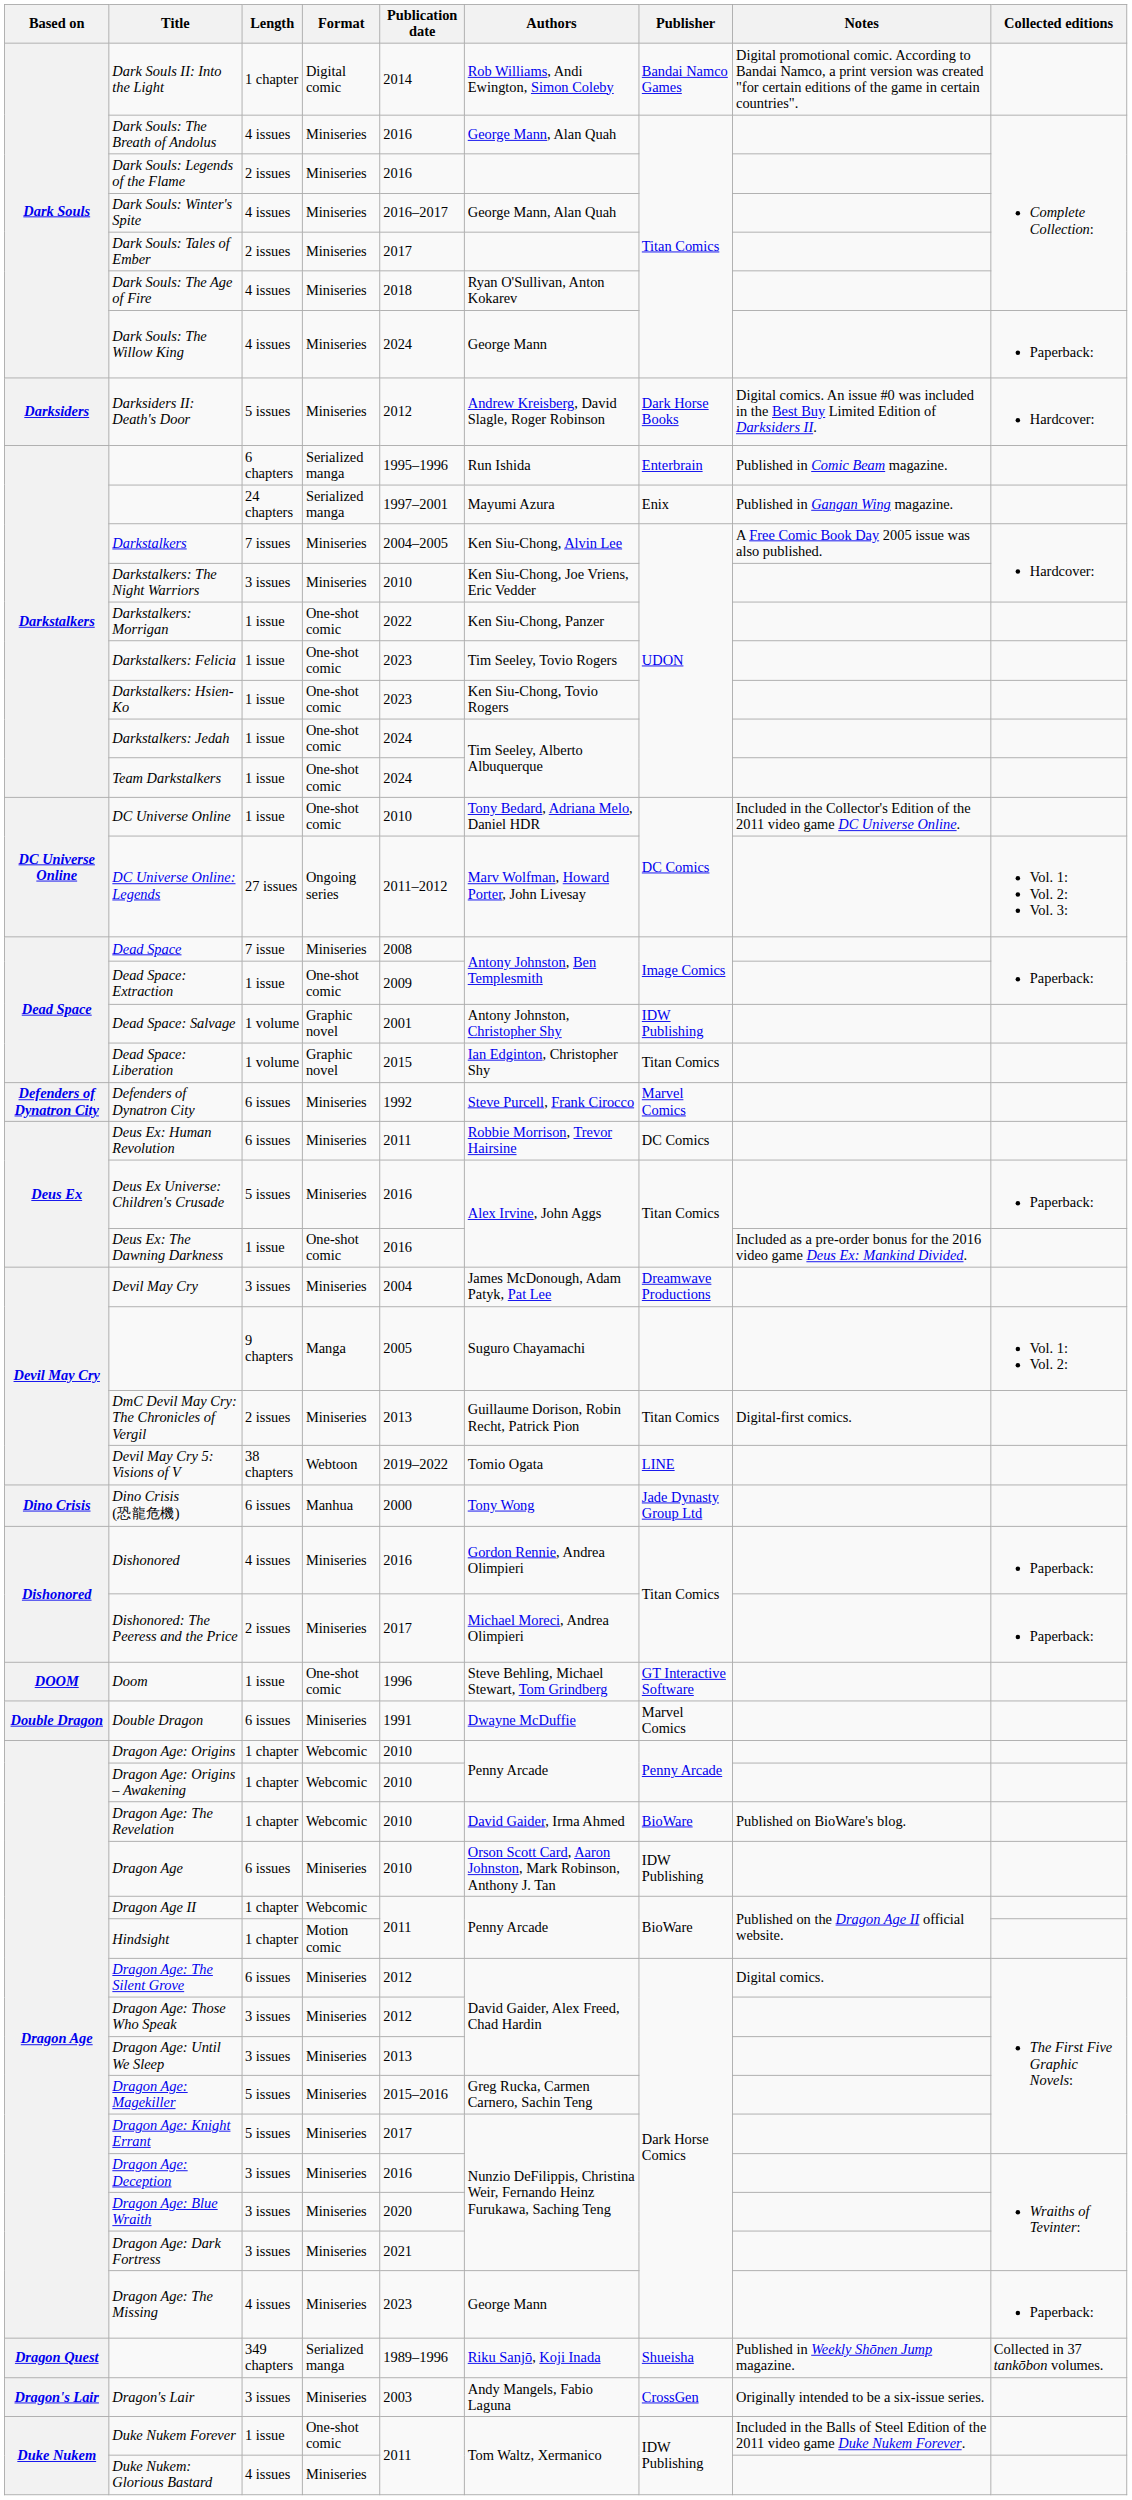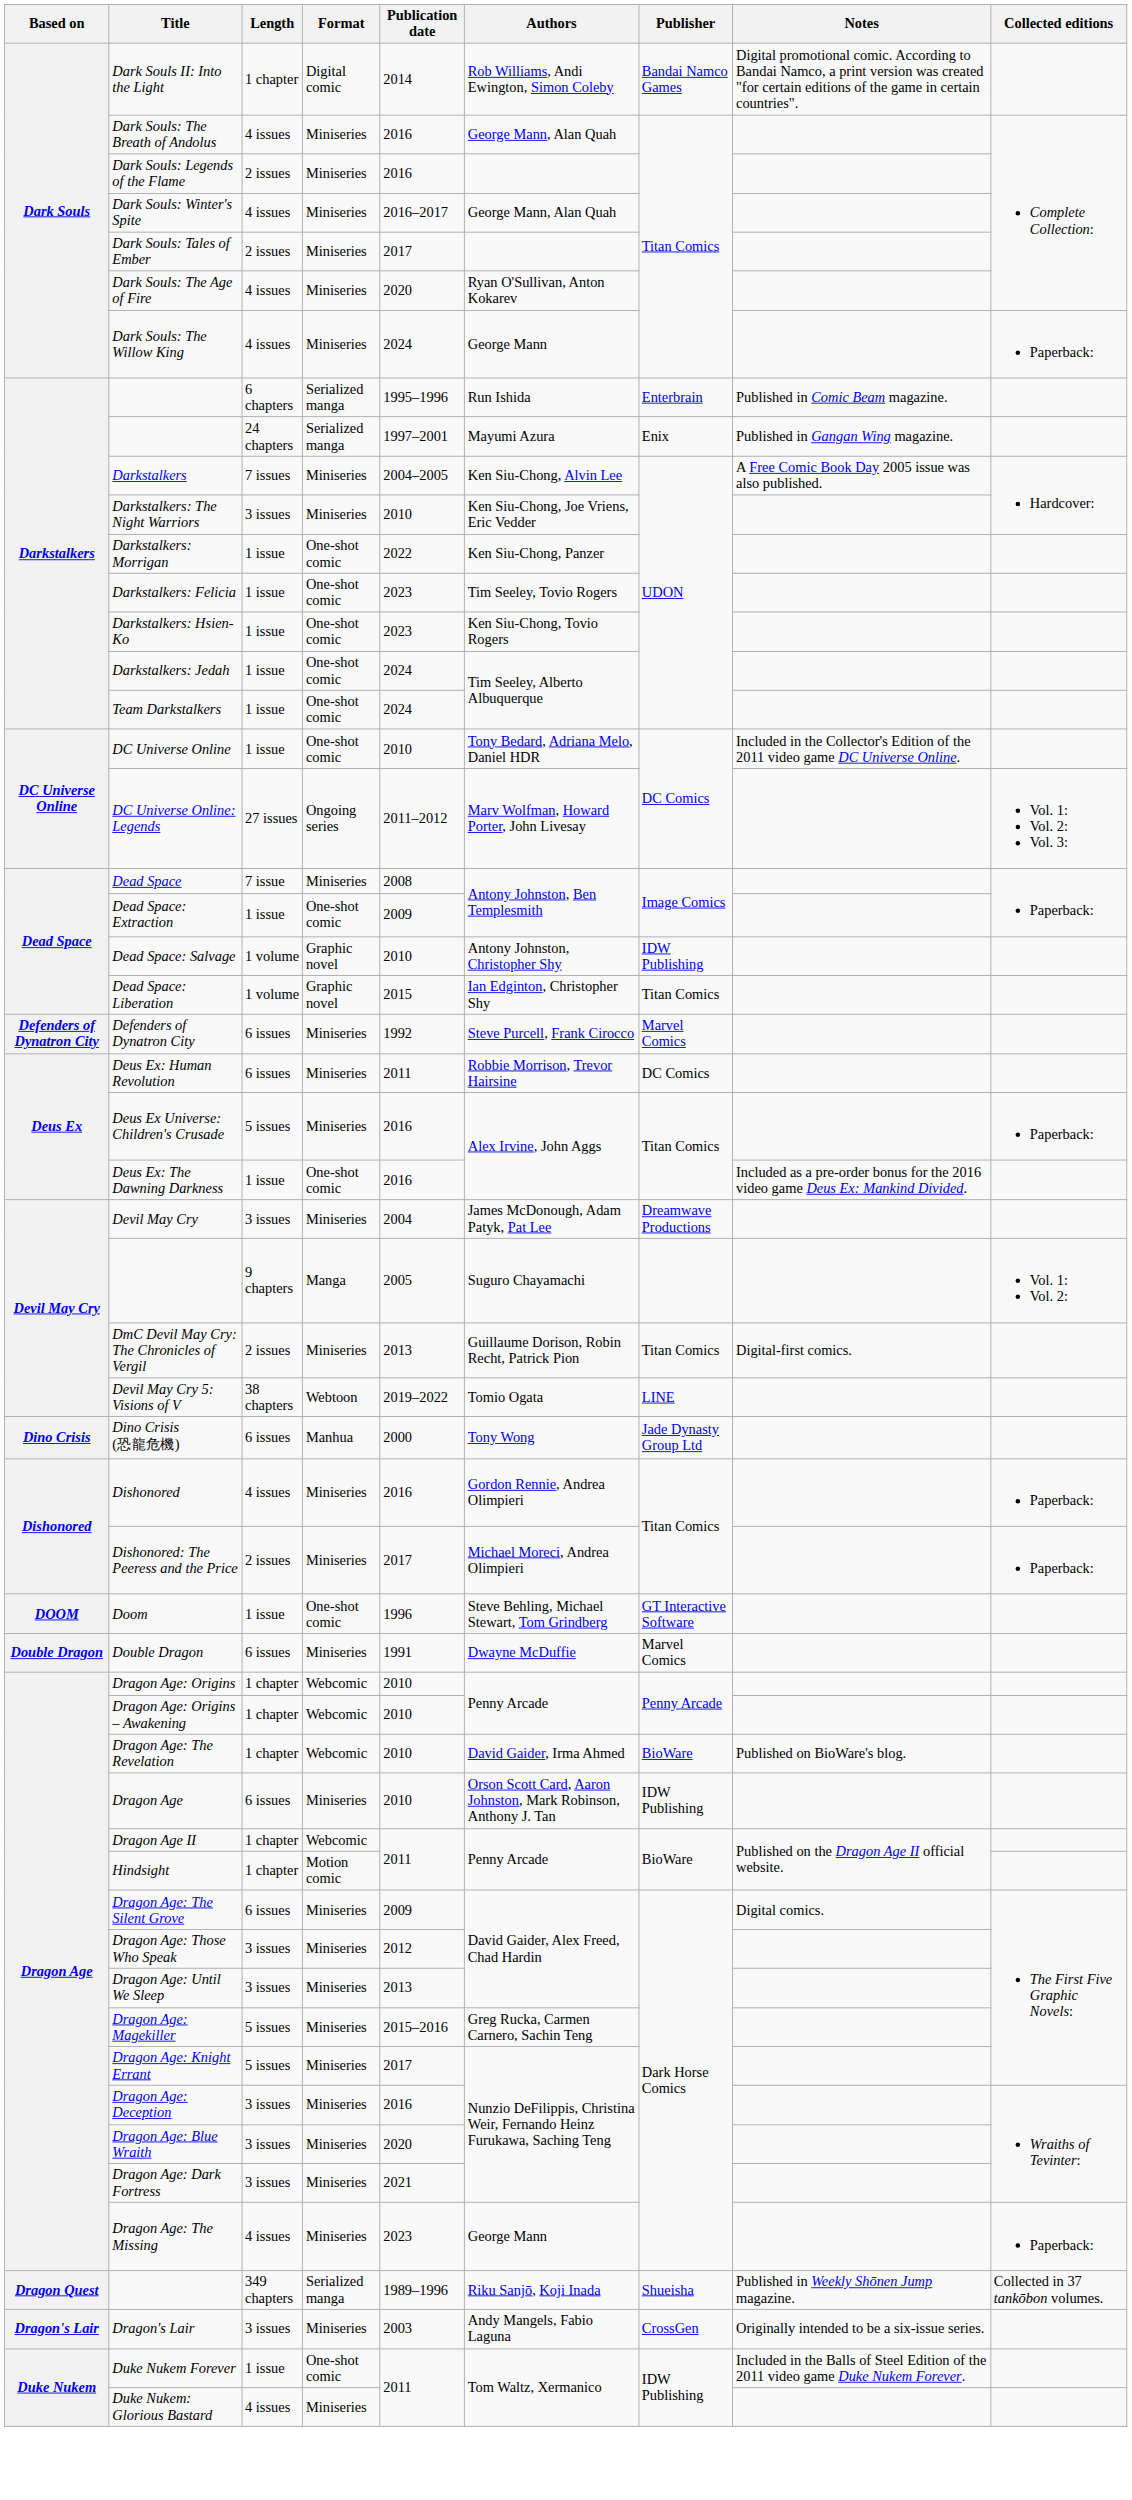(398, 290) 2018 -> (398, 290) 2020
- row: (153, 411)
(398, 1023) 2001 -> (398, 955) 2010
(398, 1977) 2012 -> (398, 1909) 2009
